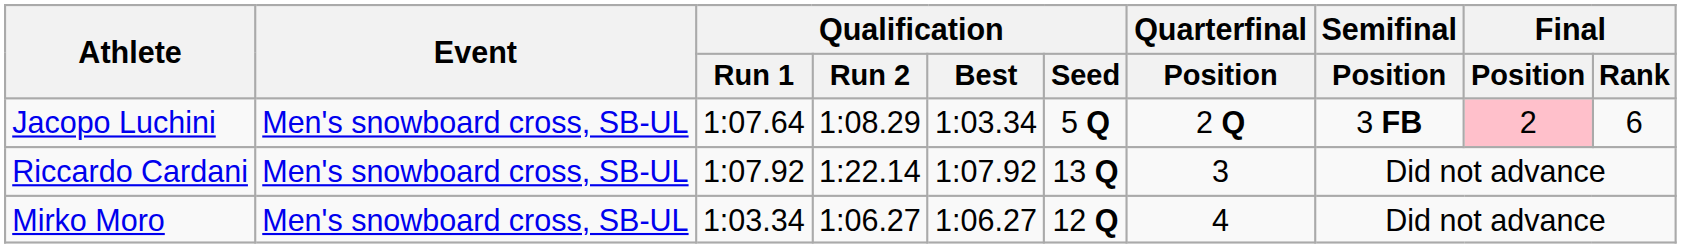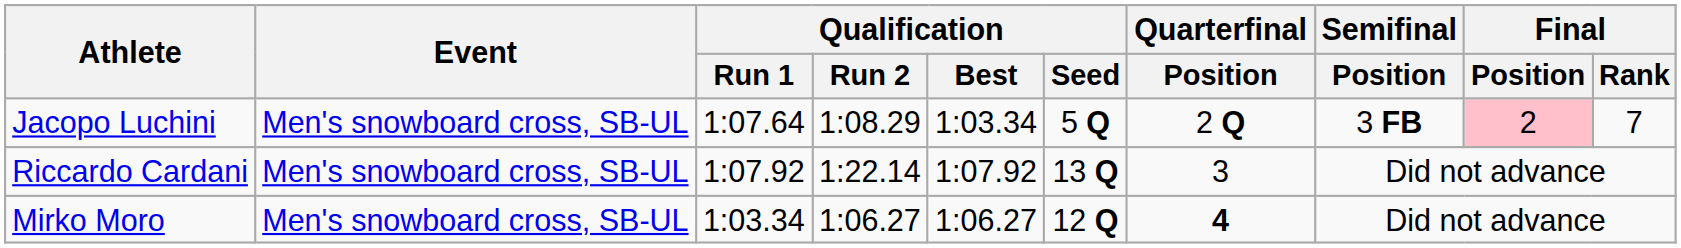(1634, 123) 6 -> (1634, 123) 7
(1221, 220) normal -> (1221, 220) bold
